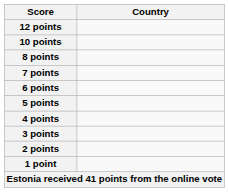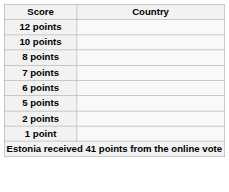- row: (41, 118)
- row: (41, 133)
